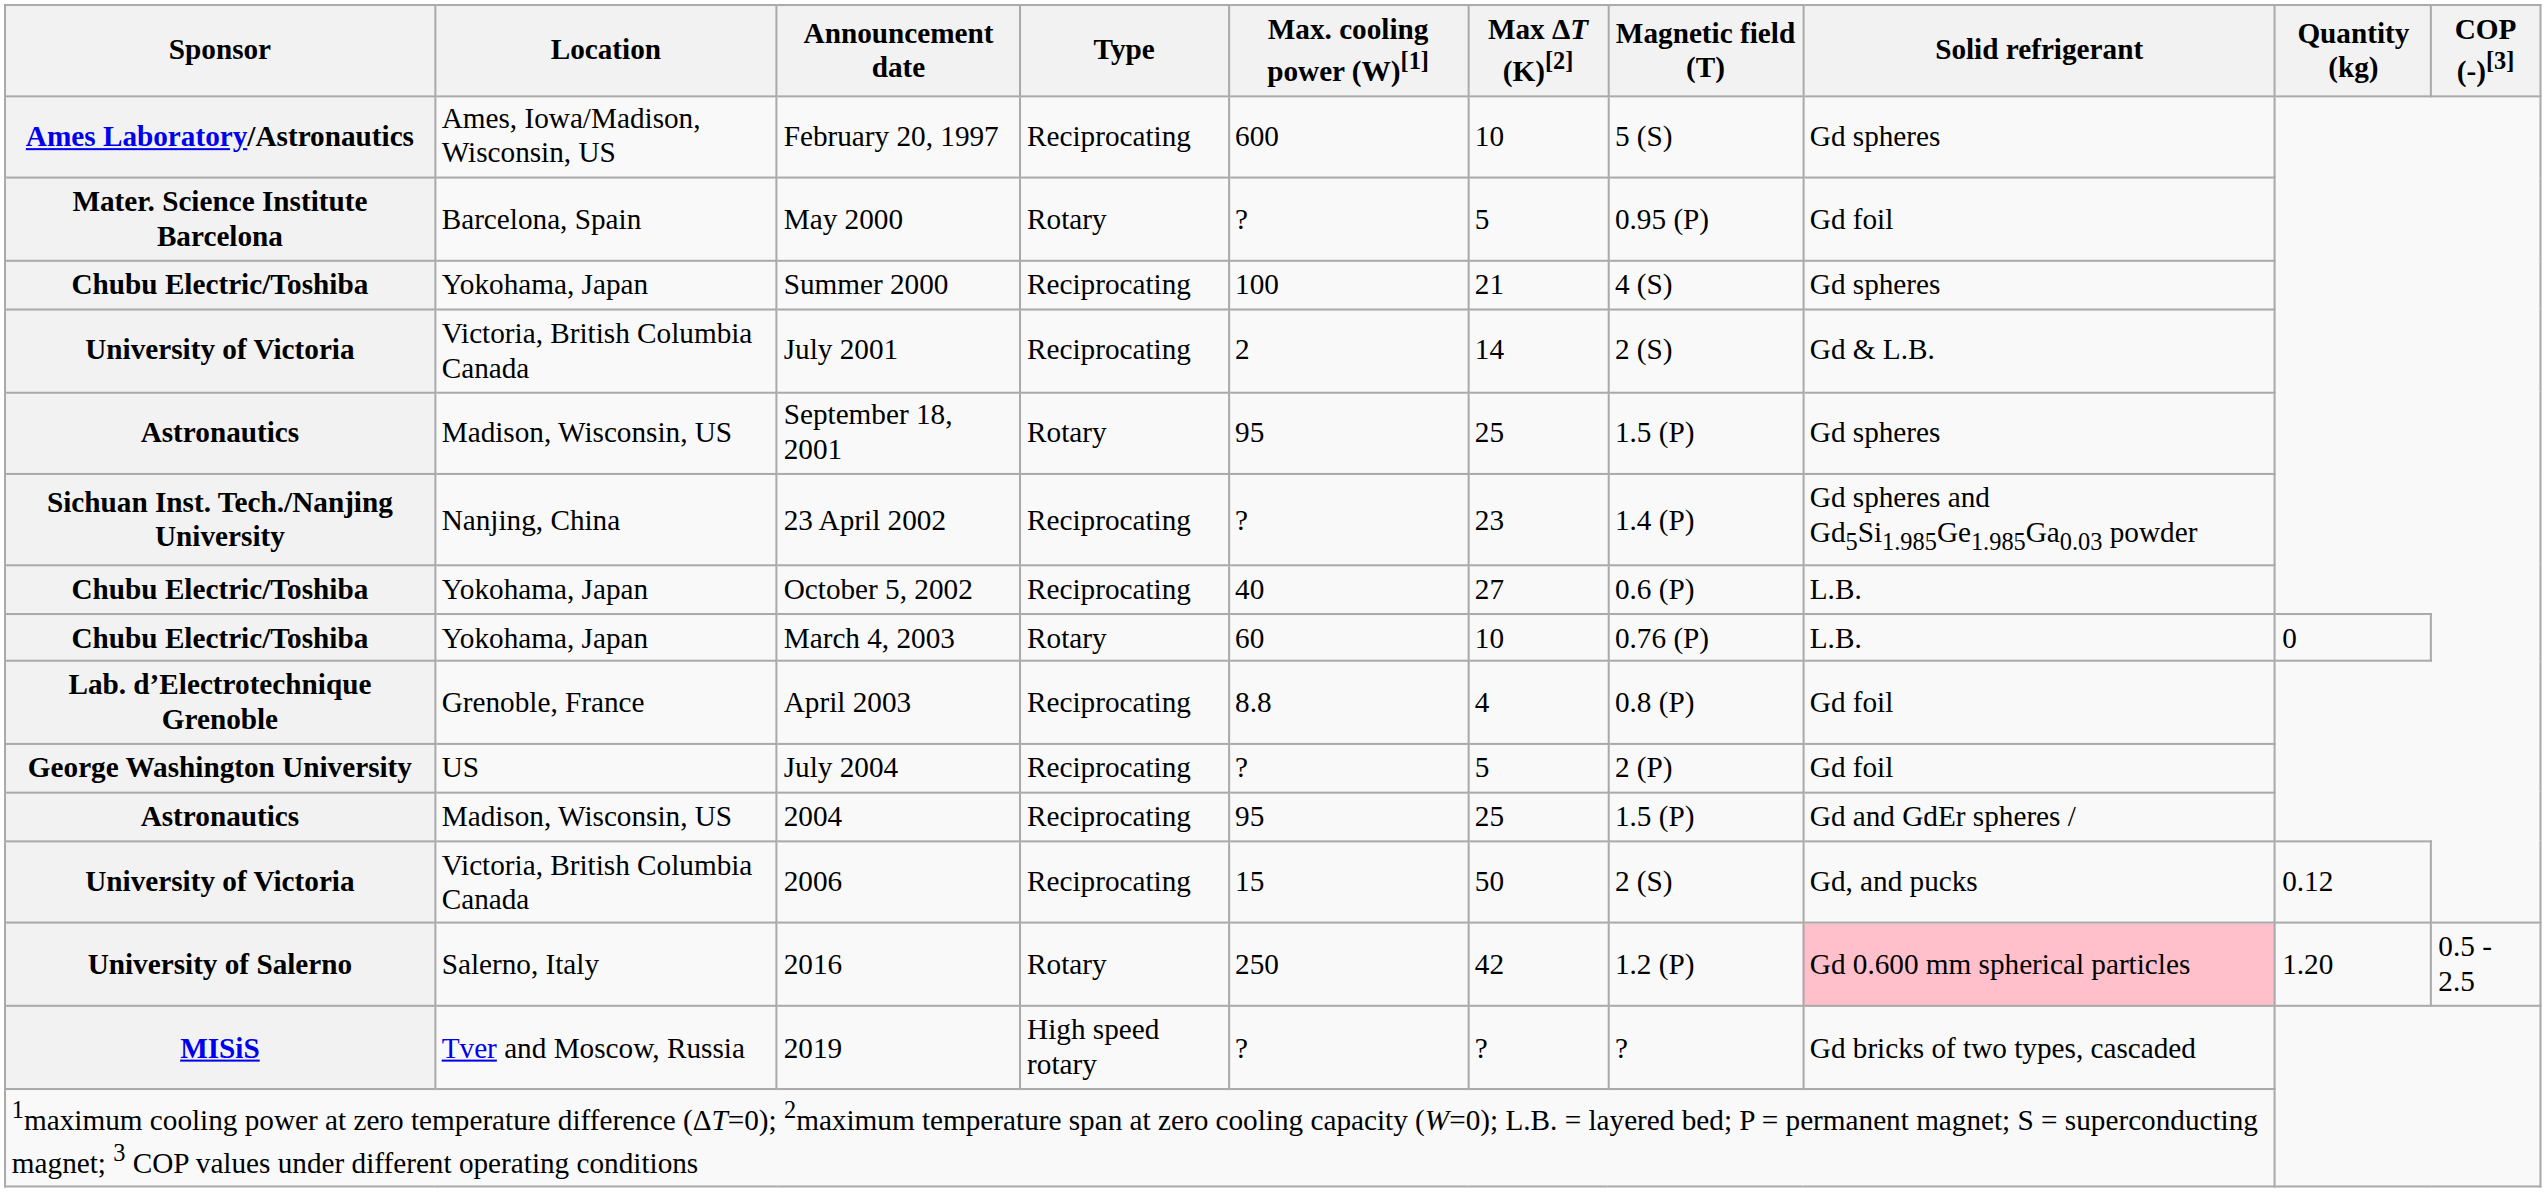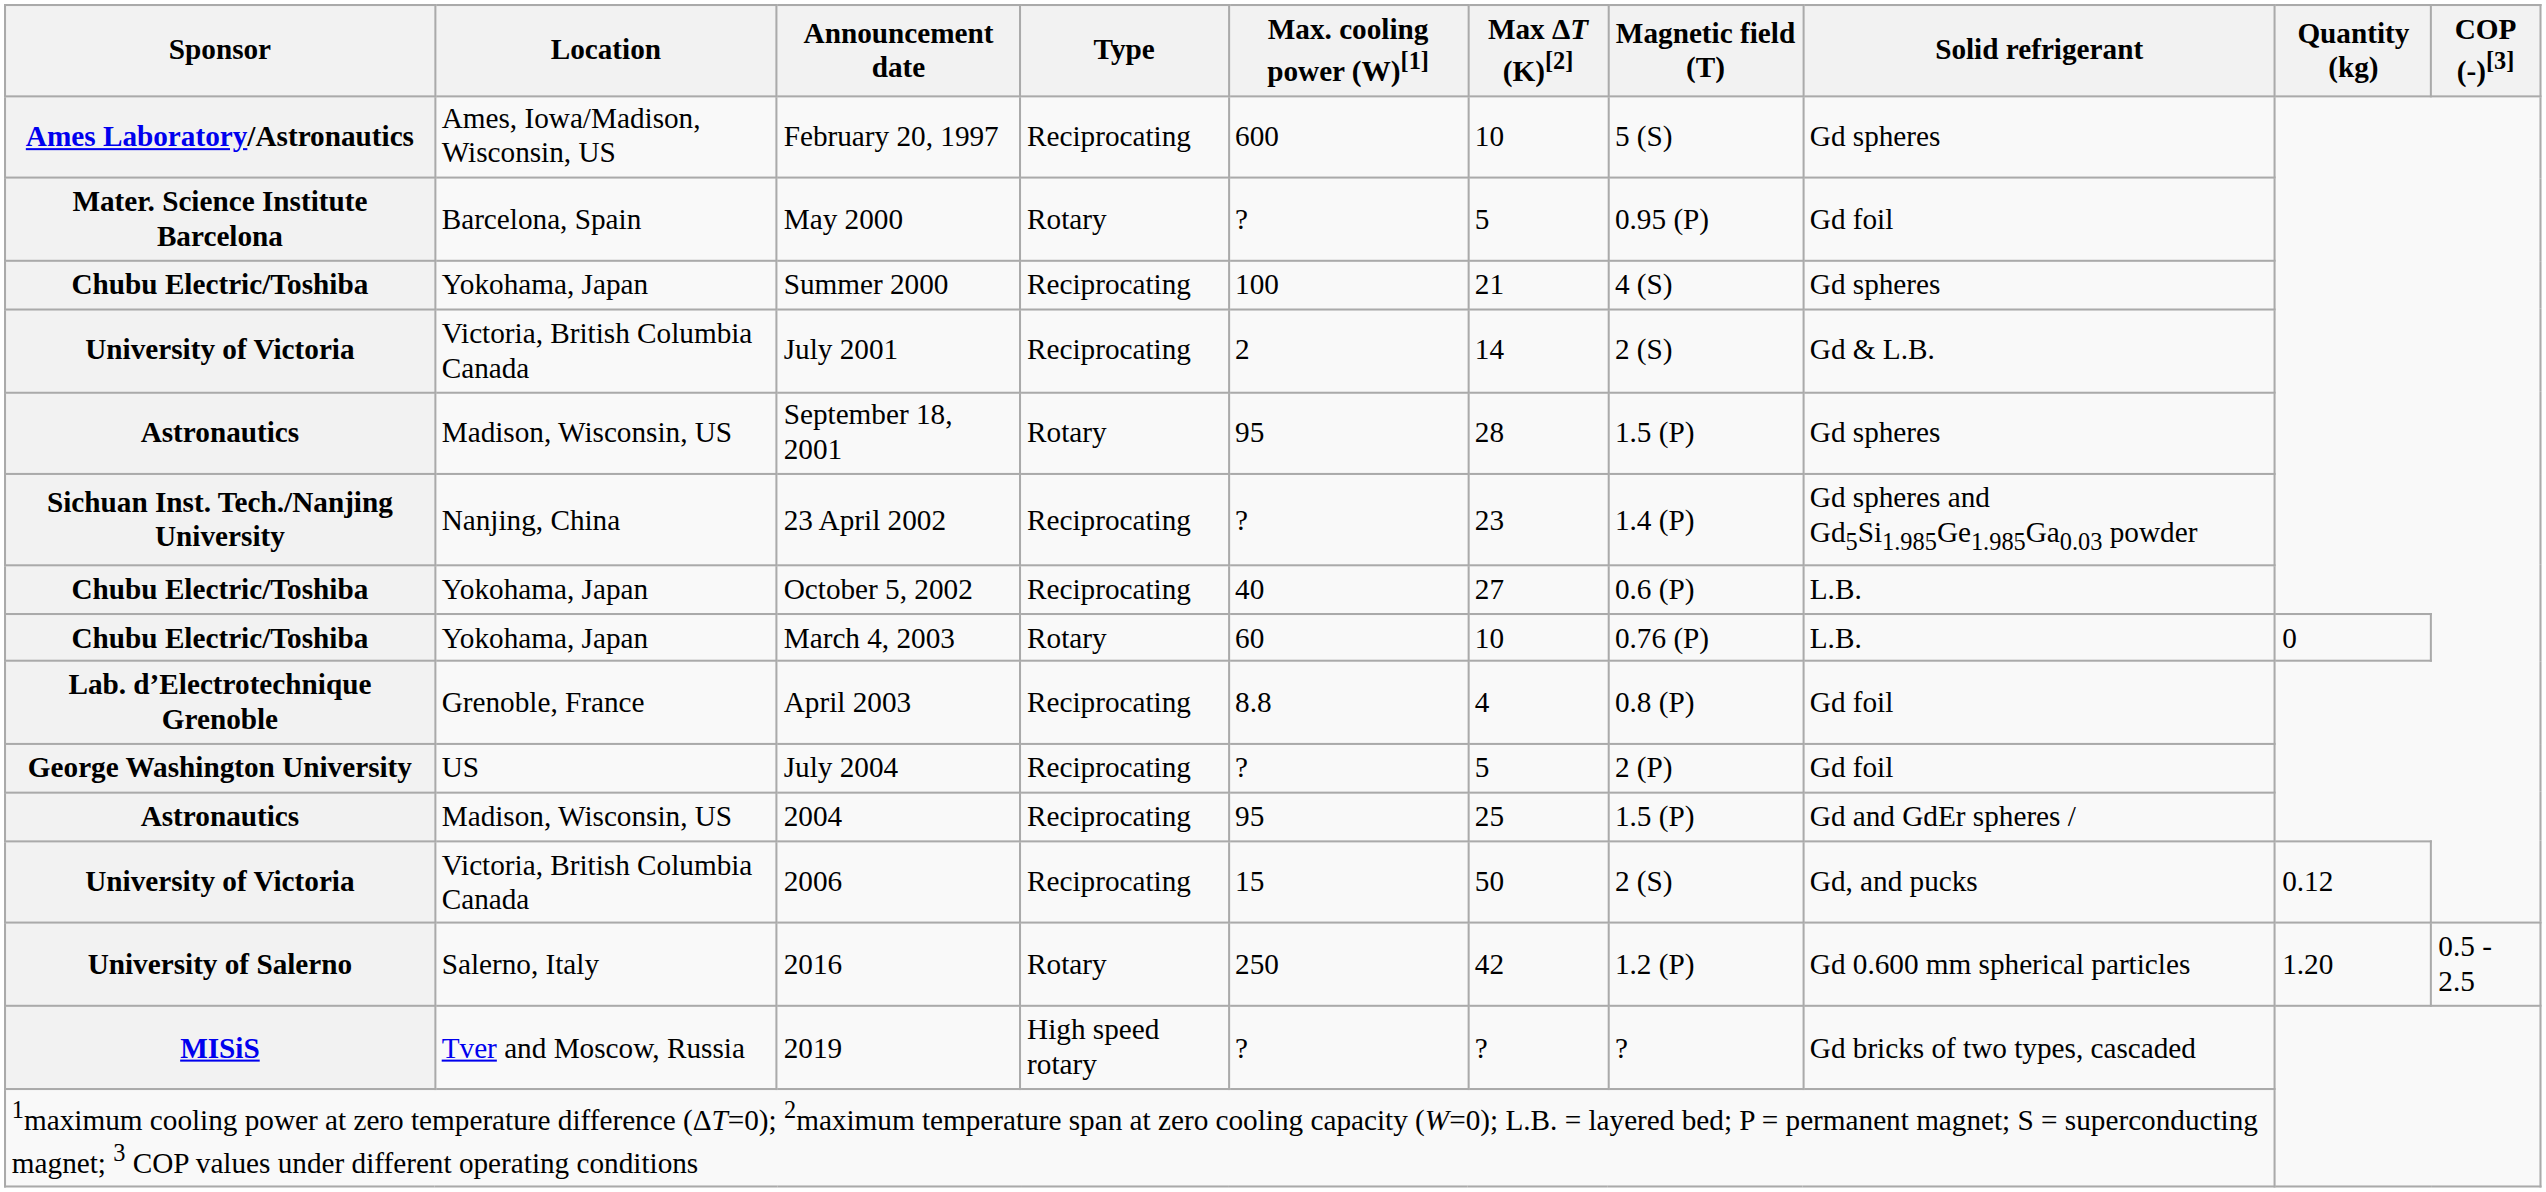(1489, 433) 25 -> (1489, 433) 28
(2000, 964) pink background -> (2000, 964) no background
